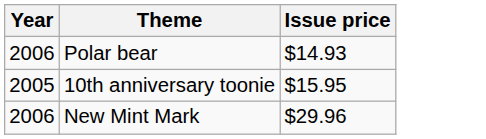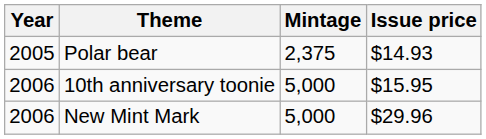+ column: (323, 20)
(32, 52) 2006 -> (32, 52) 2005
(32, 85) 2005 -> (32, 85) 2006
